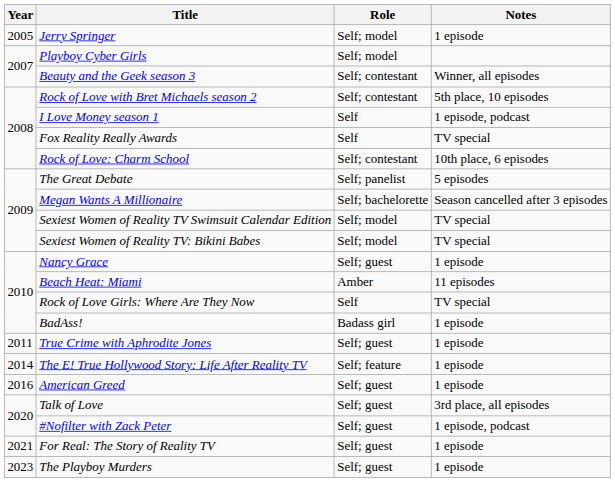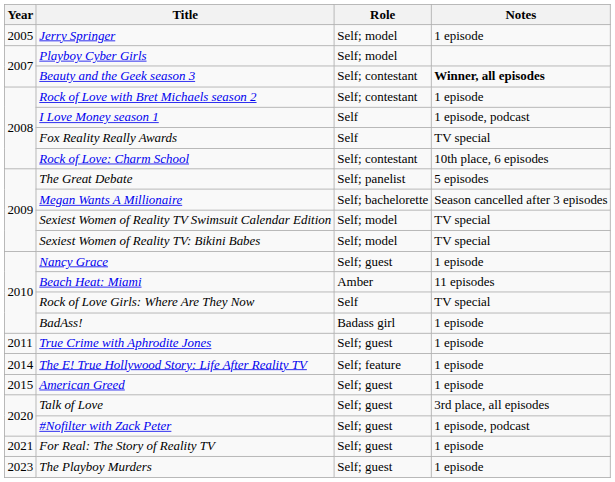(487, 76) normal -> (489, 76) bold
(491, 96) 5th place, 10 episodes -> (459, 96) 1 episode
(20, 384) 2016 -> (20, 384) 2015
